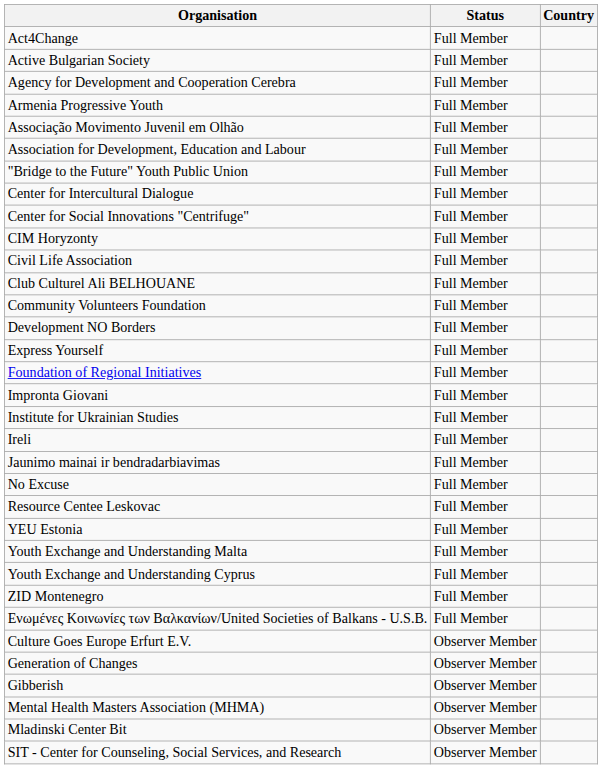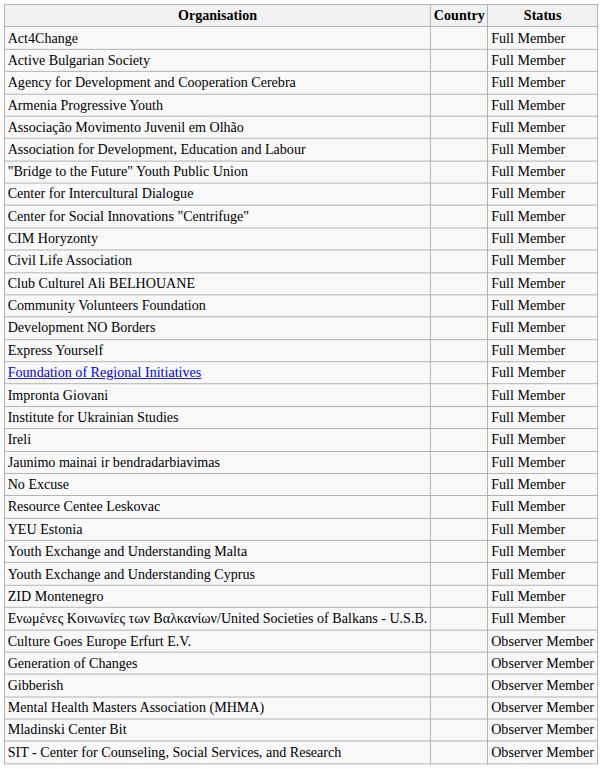columns swapped: (569, 15) <-> (485, 15)
